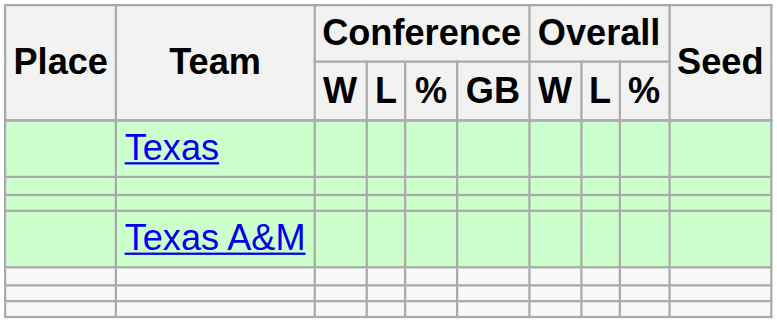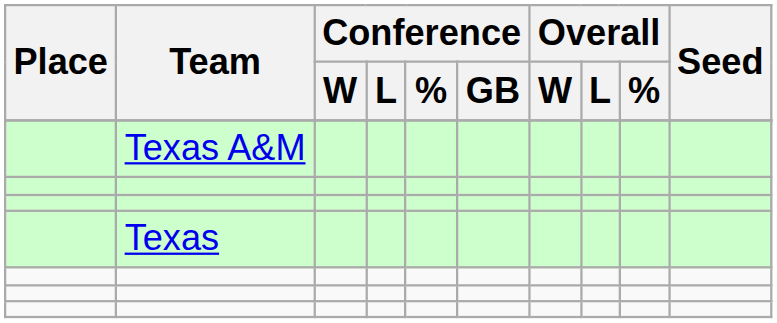rows swapped: (61, 239) <-> (61, 148)
